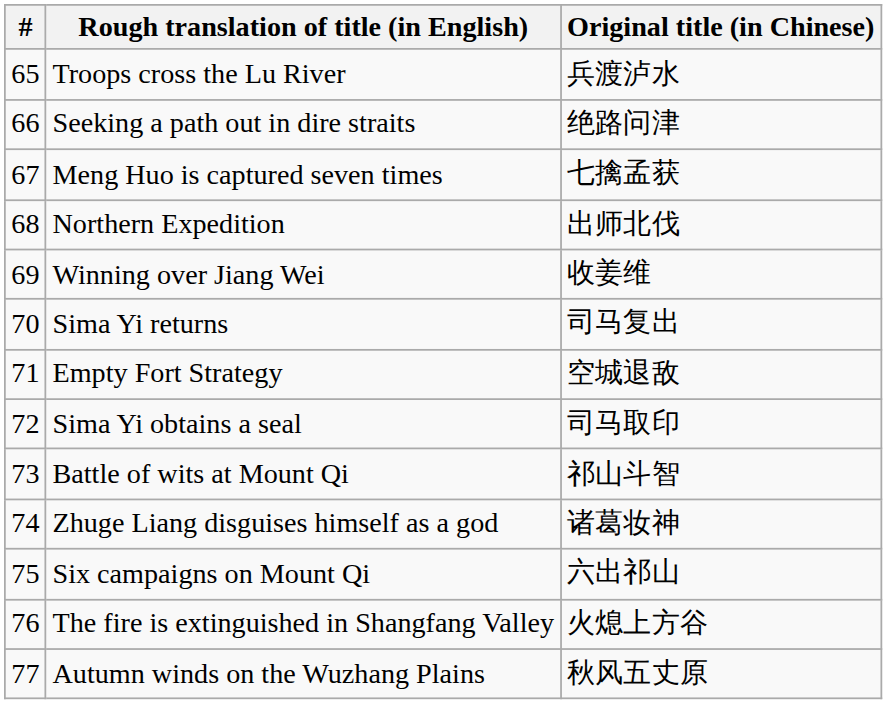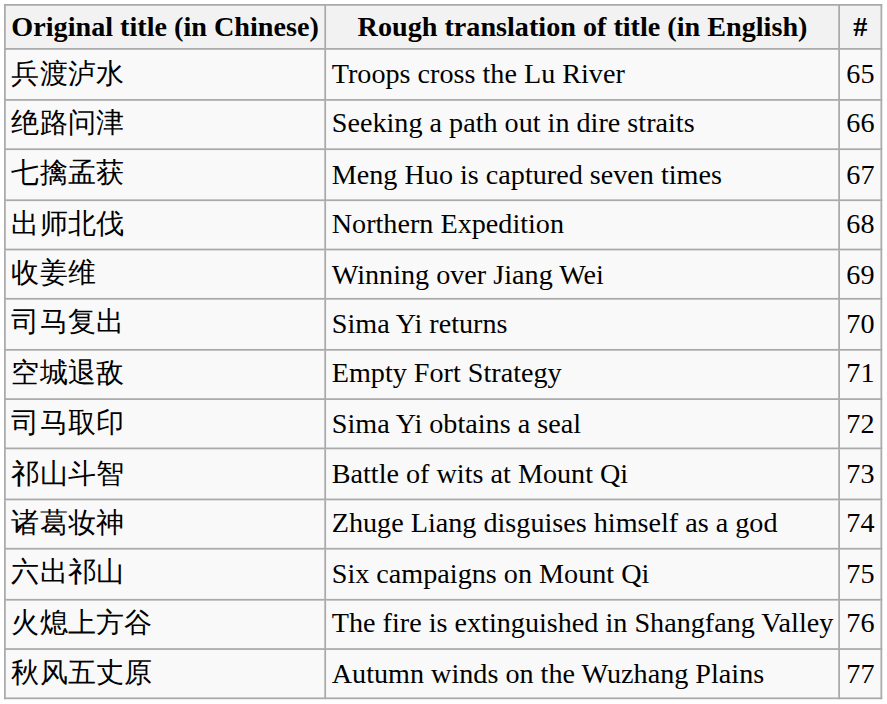columns swapped: (25, 26) <-> (721, 26)
